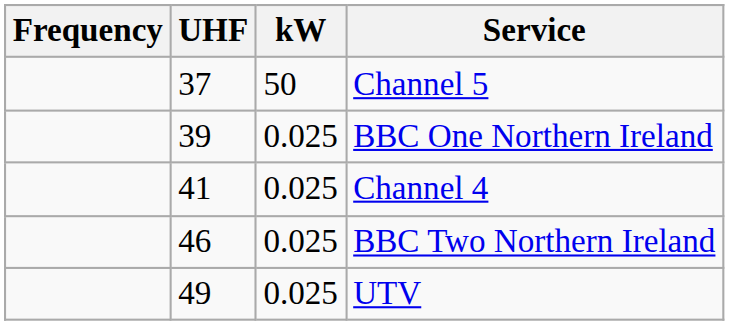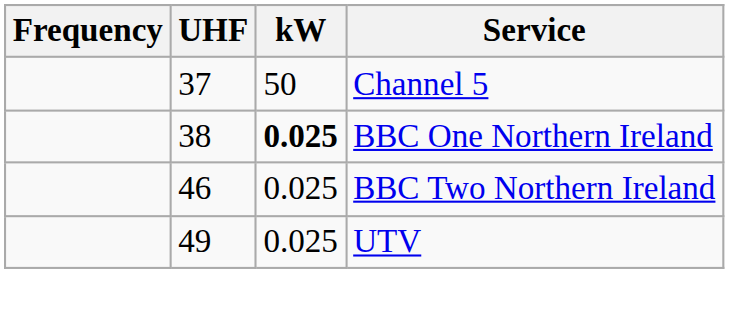(195, 135) 39 -> (195, 135) 38
(301, 135) normal -> (301, 135) bold
- row: (421, 188)
